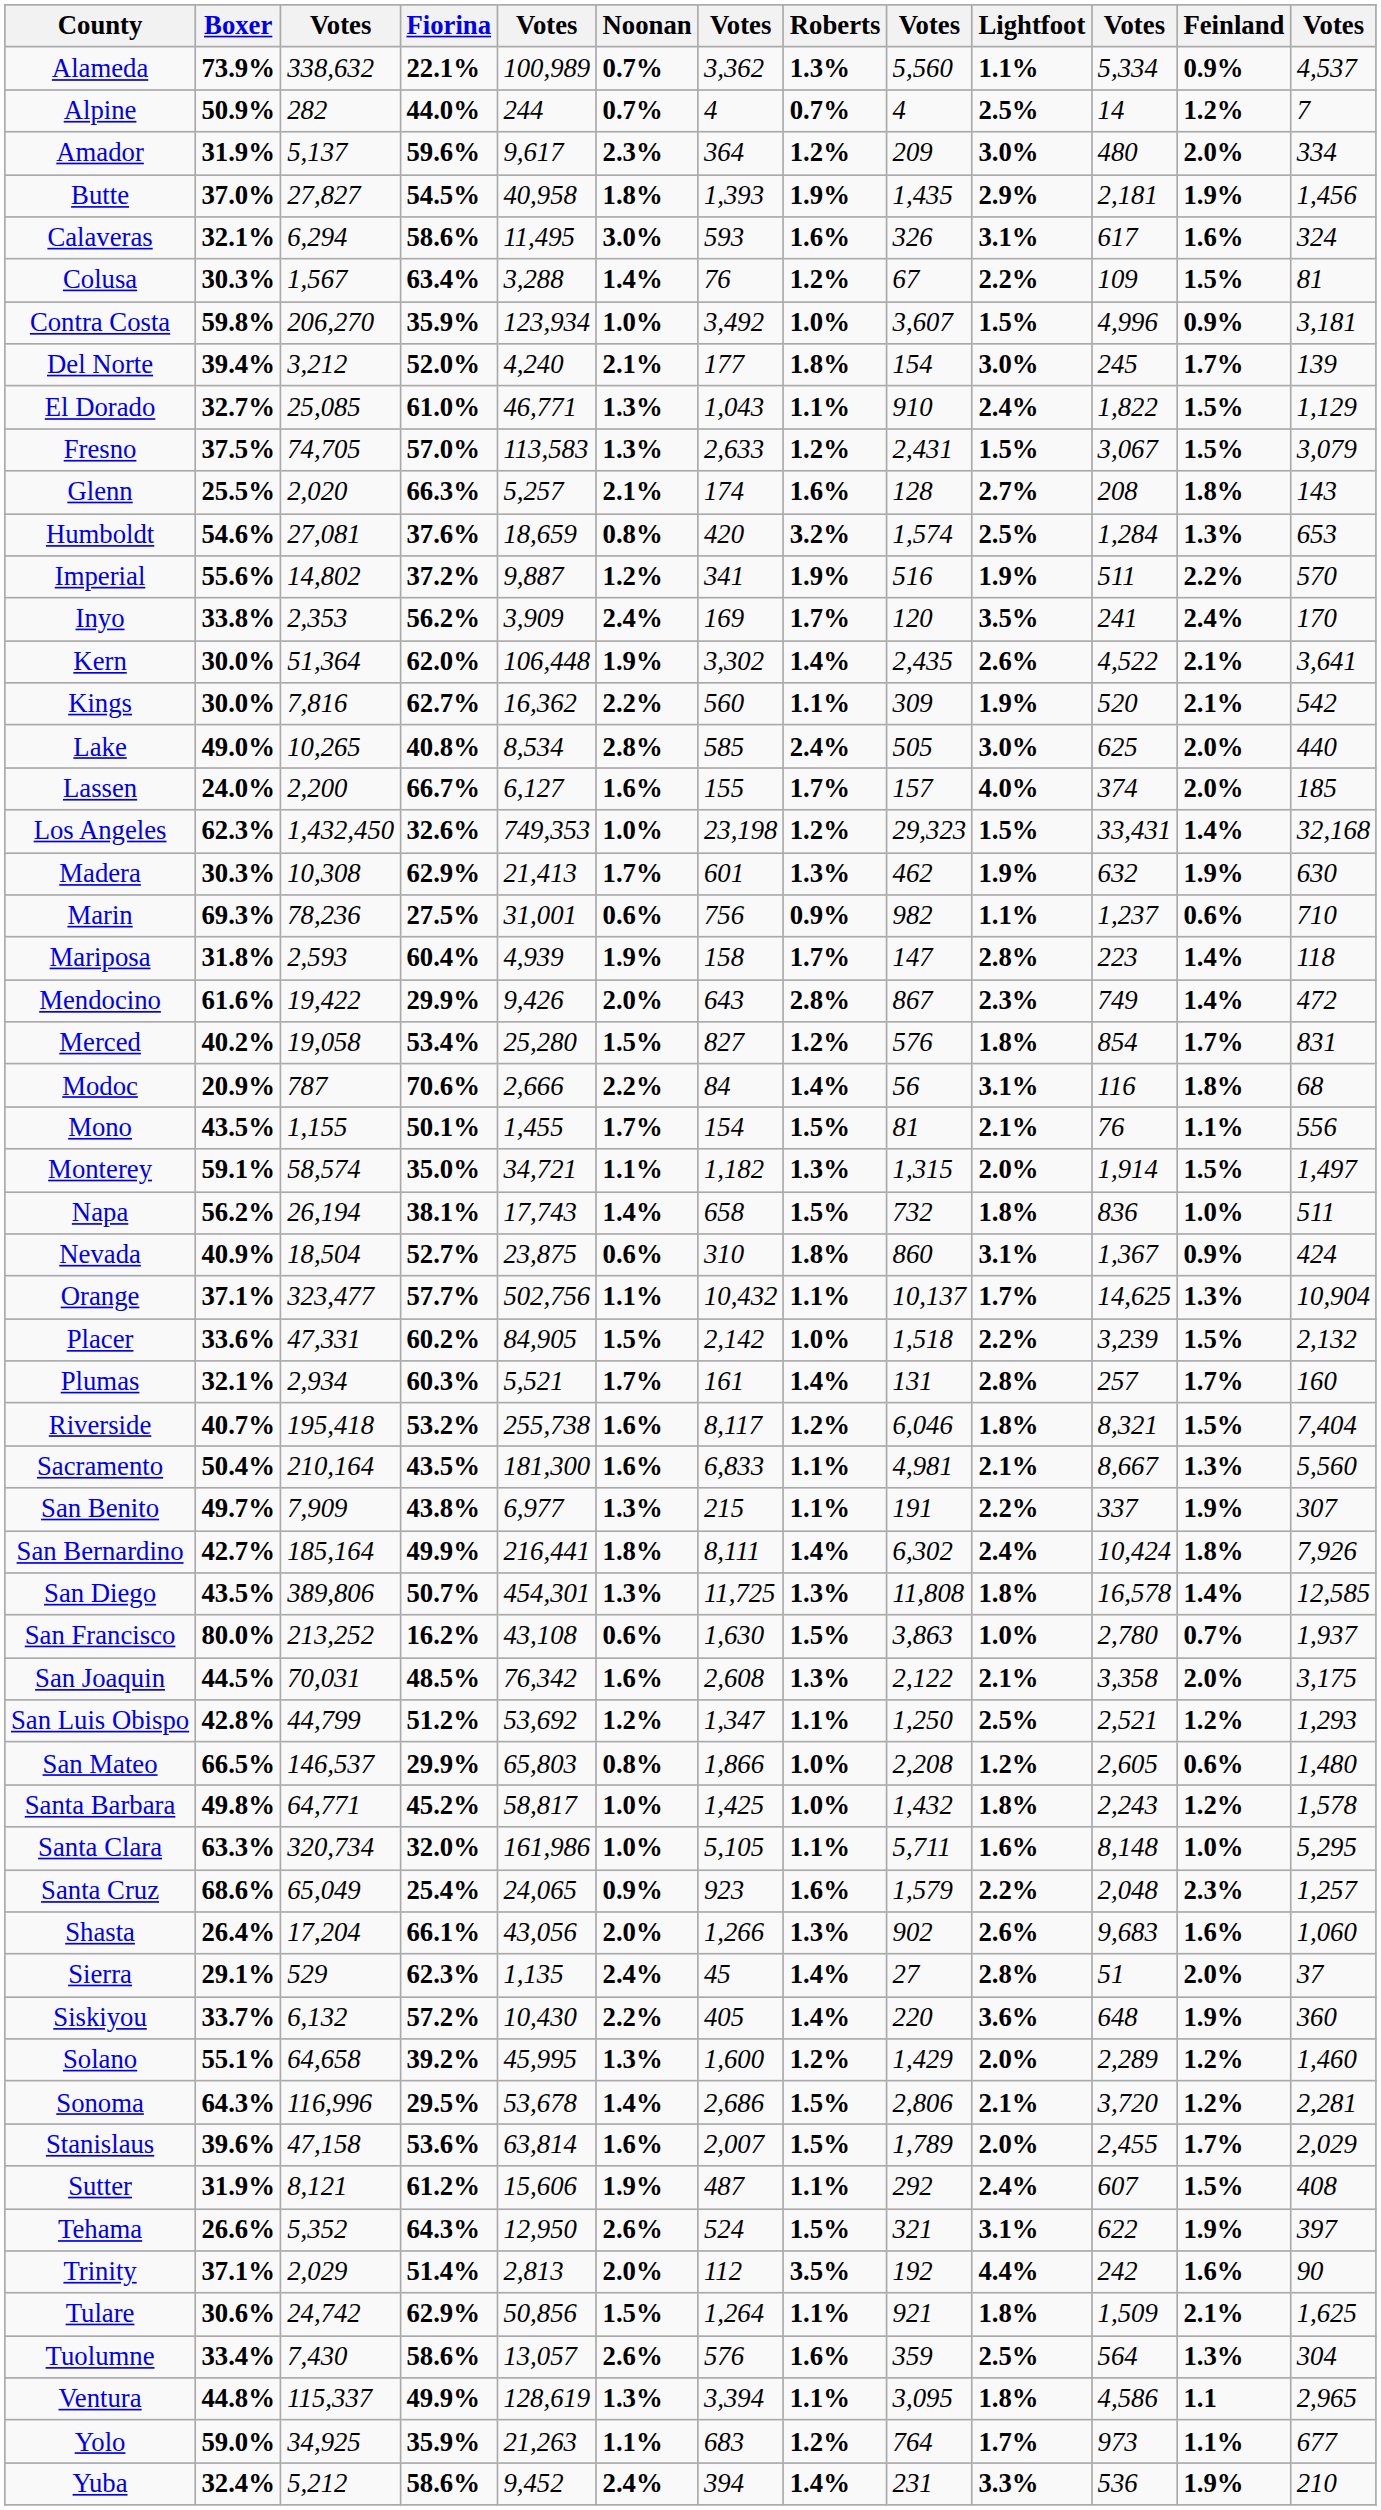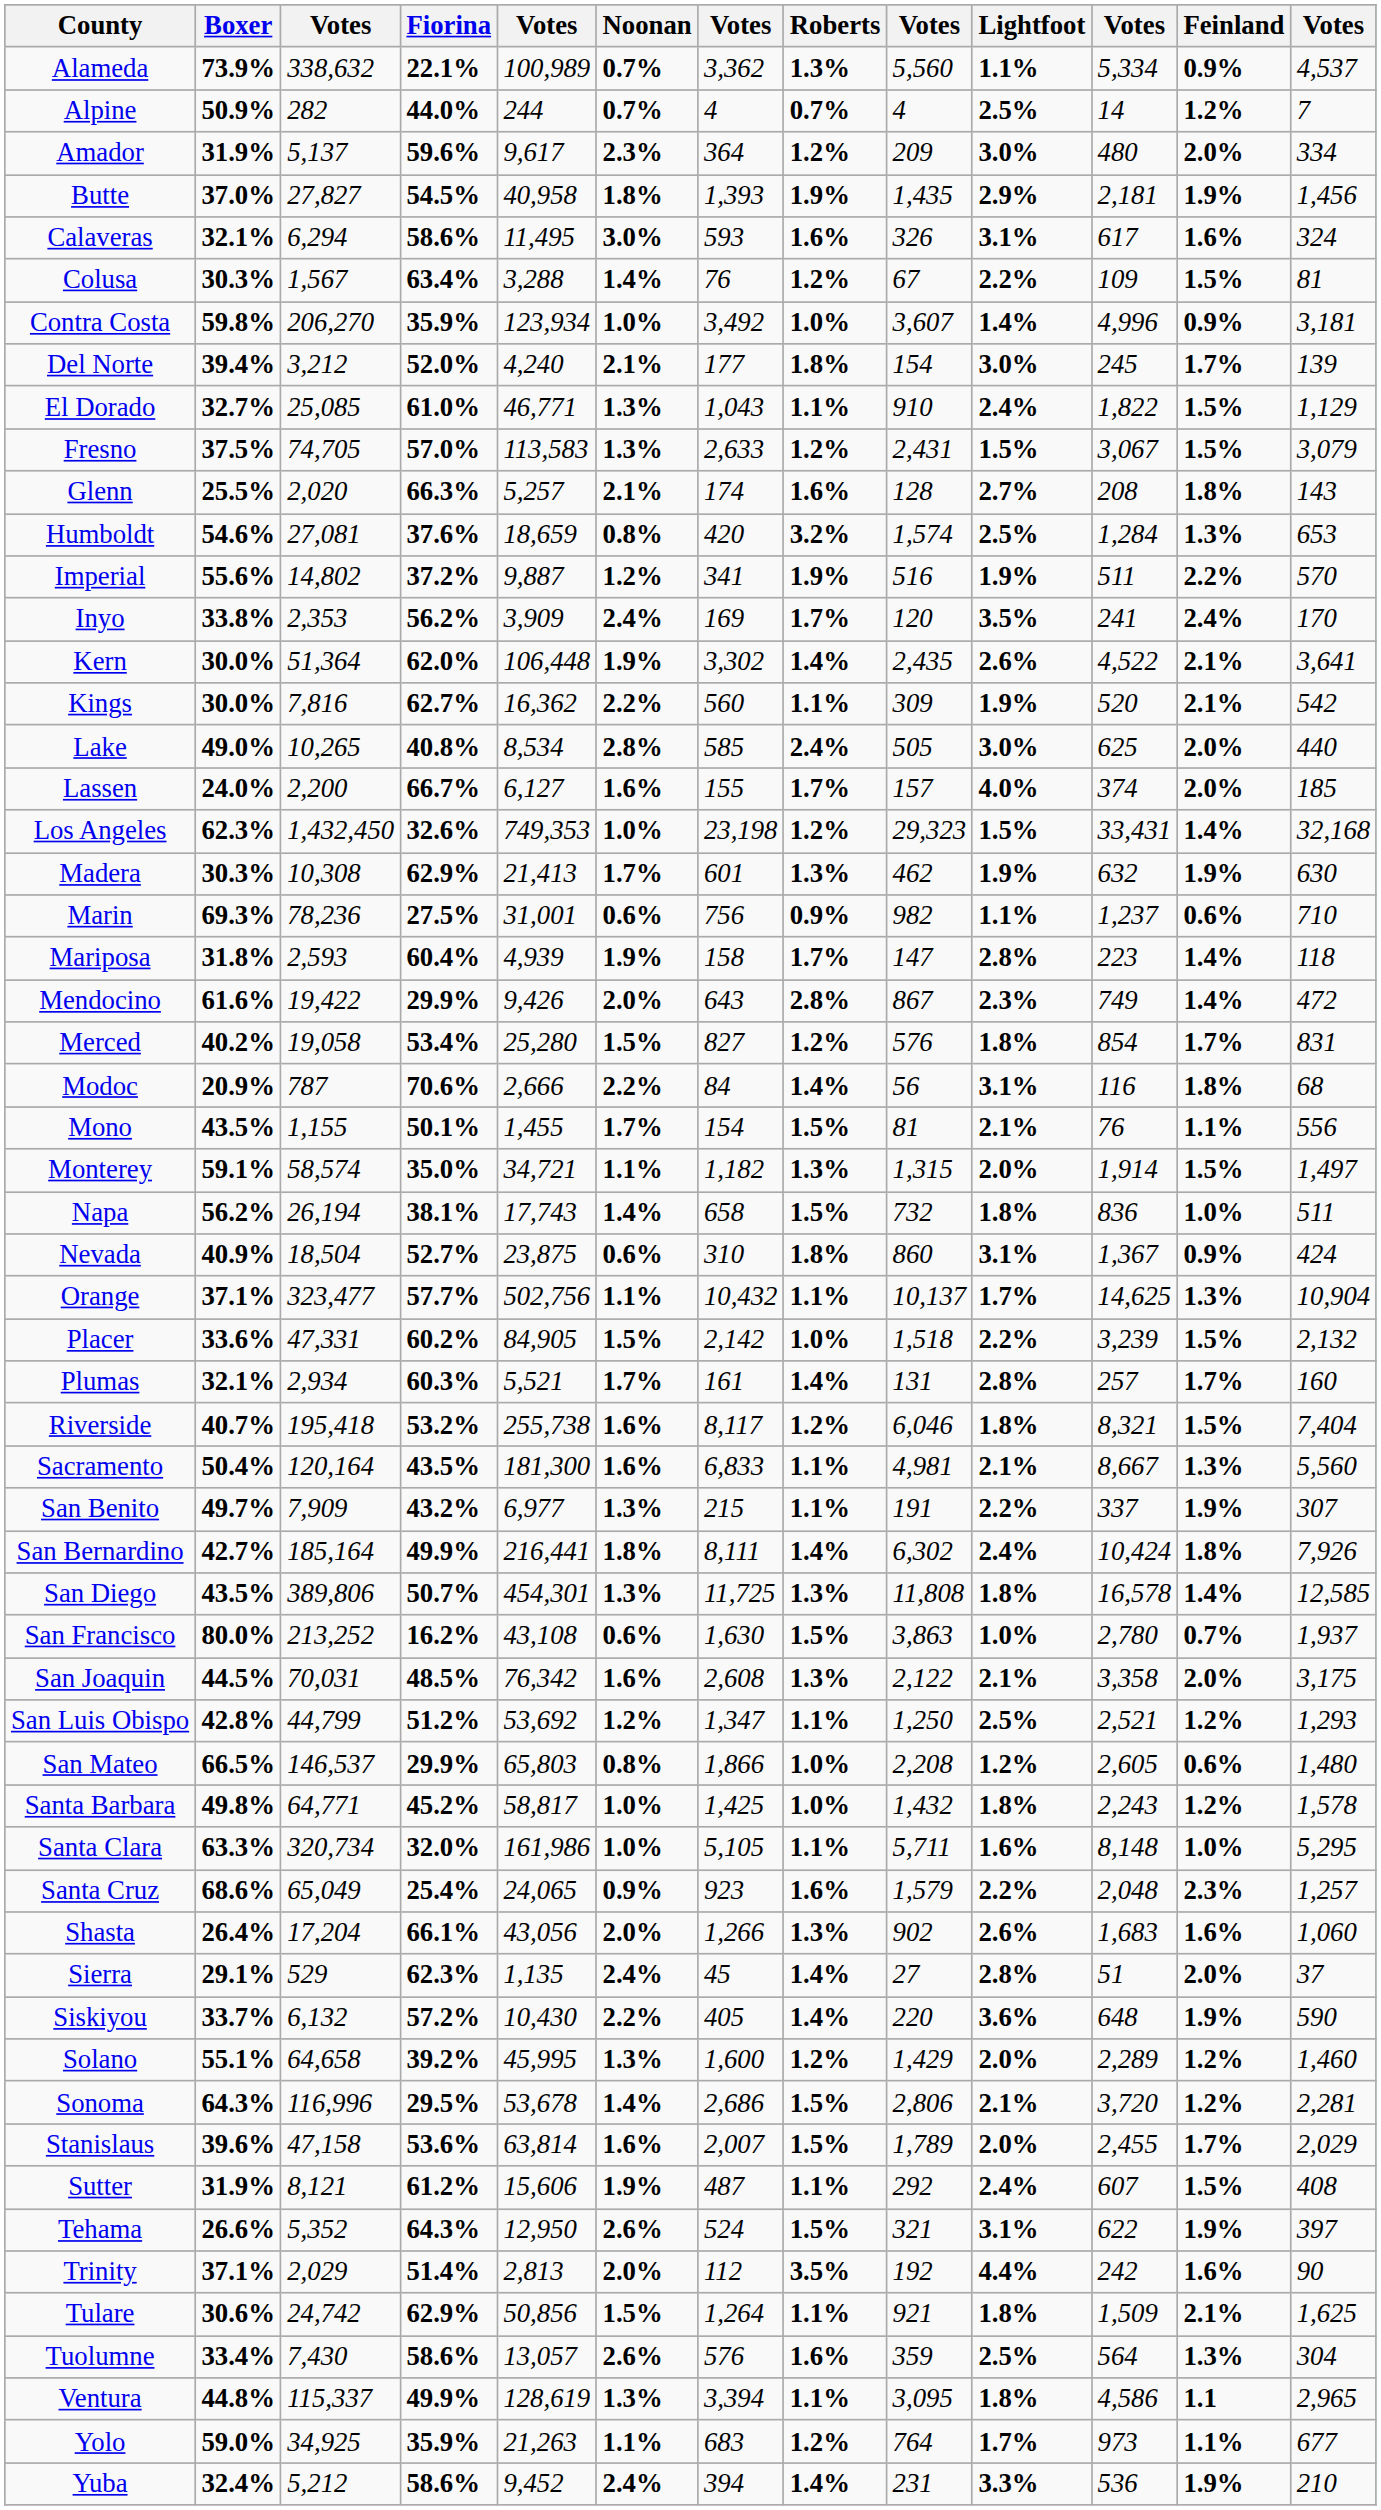(1008, 322) 1.5% -> (1008, 322) 1.4%
(331, 1466) 210,164 -> (331, 1466) 120,164
(443, 1508) 43.8% -> (443, 1508) 43.2%
(1128, 1932) 9,683 -> (1128, 1932) 1,683
(1317, 2017) 360 -> (1317, 2017) 590
